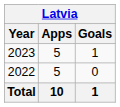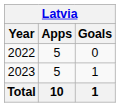rows swapped: (21, 72) <-> (21, 53)
